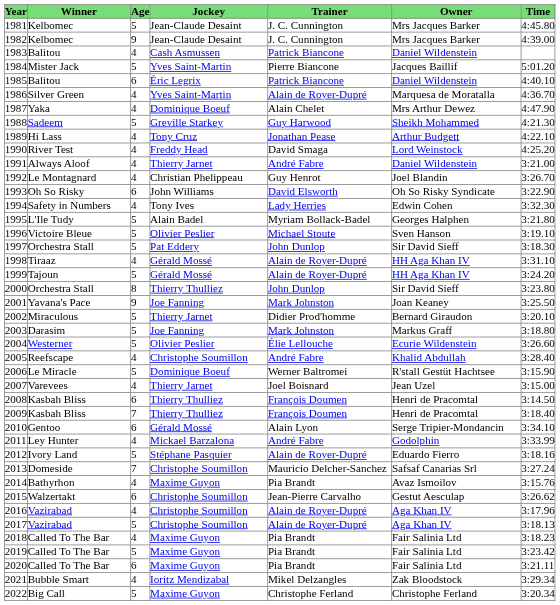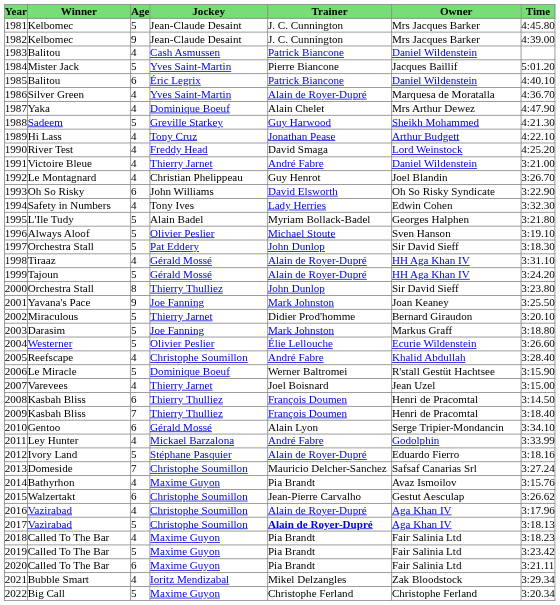(59, 163) Always Aloof -> (60, 163) Victoire Bleue
(60, 233) Victoire Bleue -> (59, 233) Always Aloof
(317, 524) normal -> (320, 524) bold
